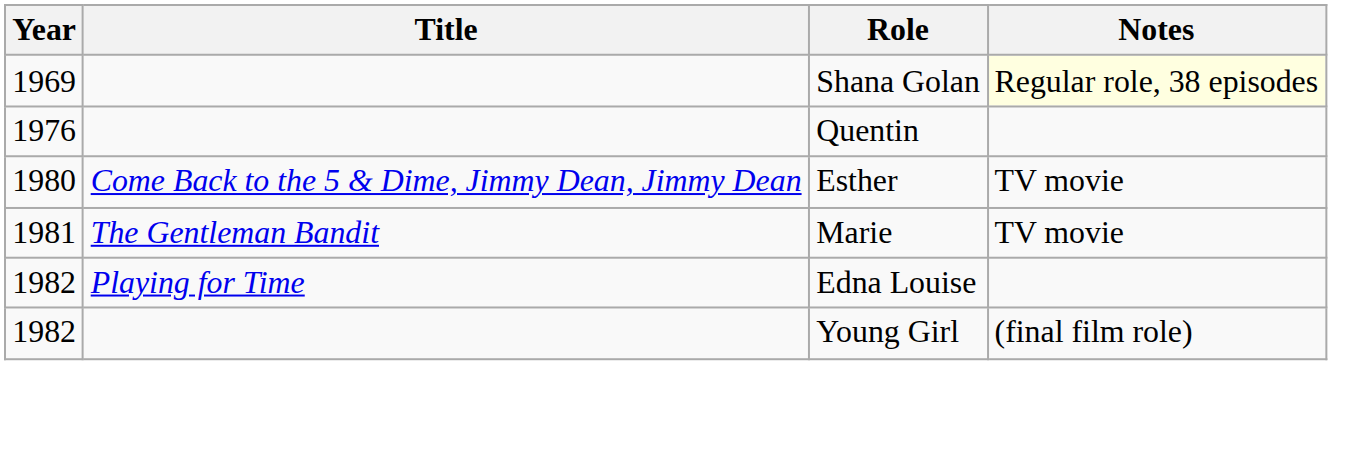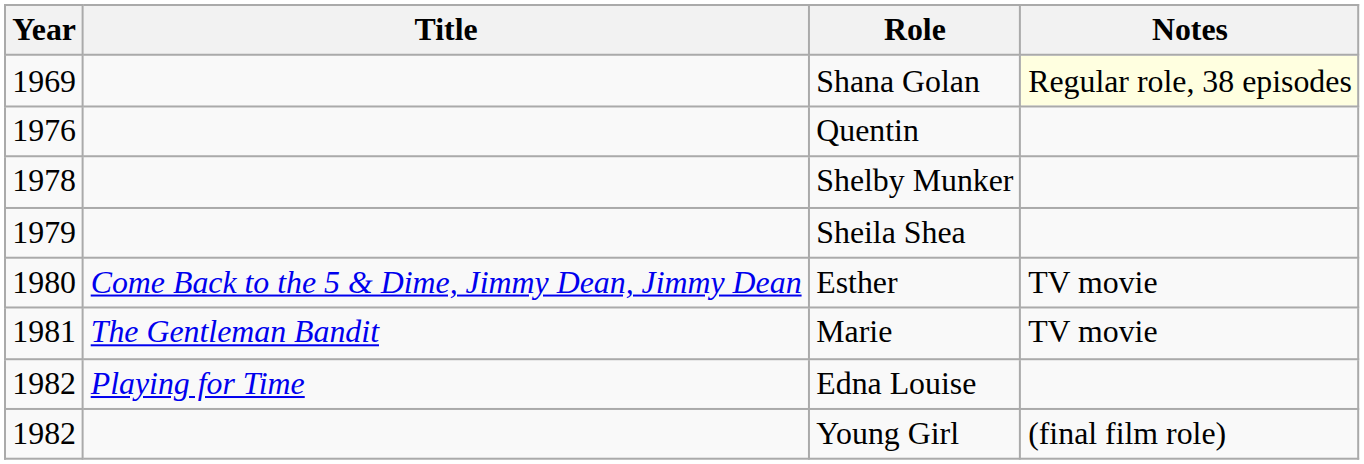+ row: (915, 181)
+ row: (891, 231)
